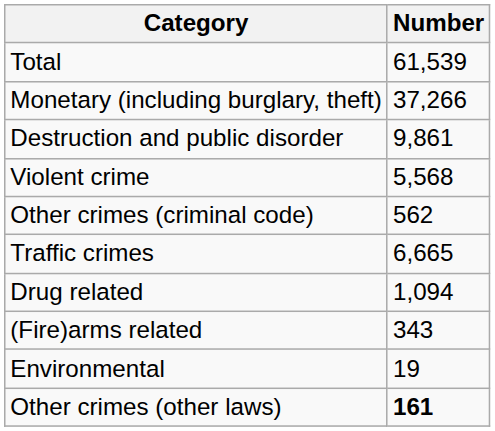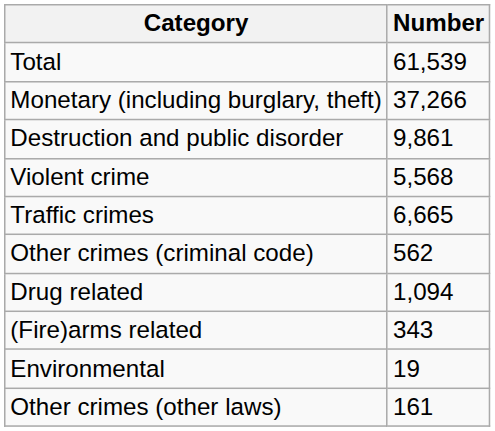rows swapped: (162, 215) <-> (82, 253)
(413, 406) bold -> (413, 406) normal
